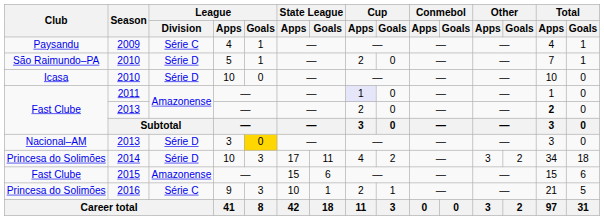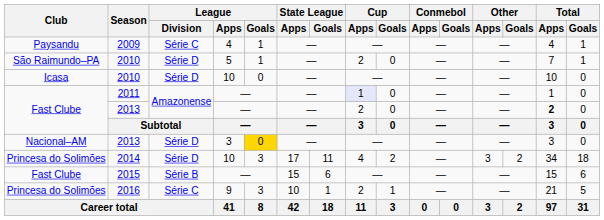(181, 175) Amazonense -> (181, 175) Série B
